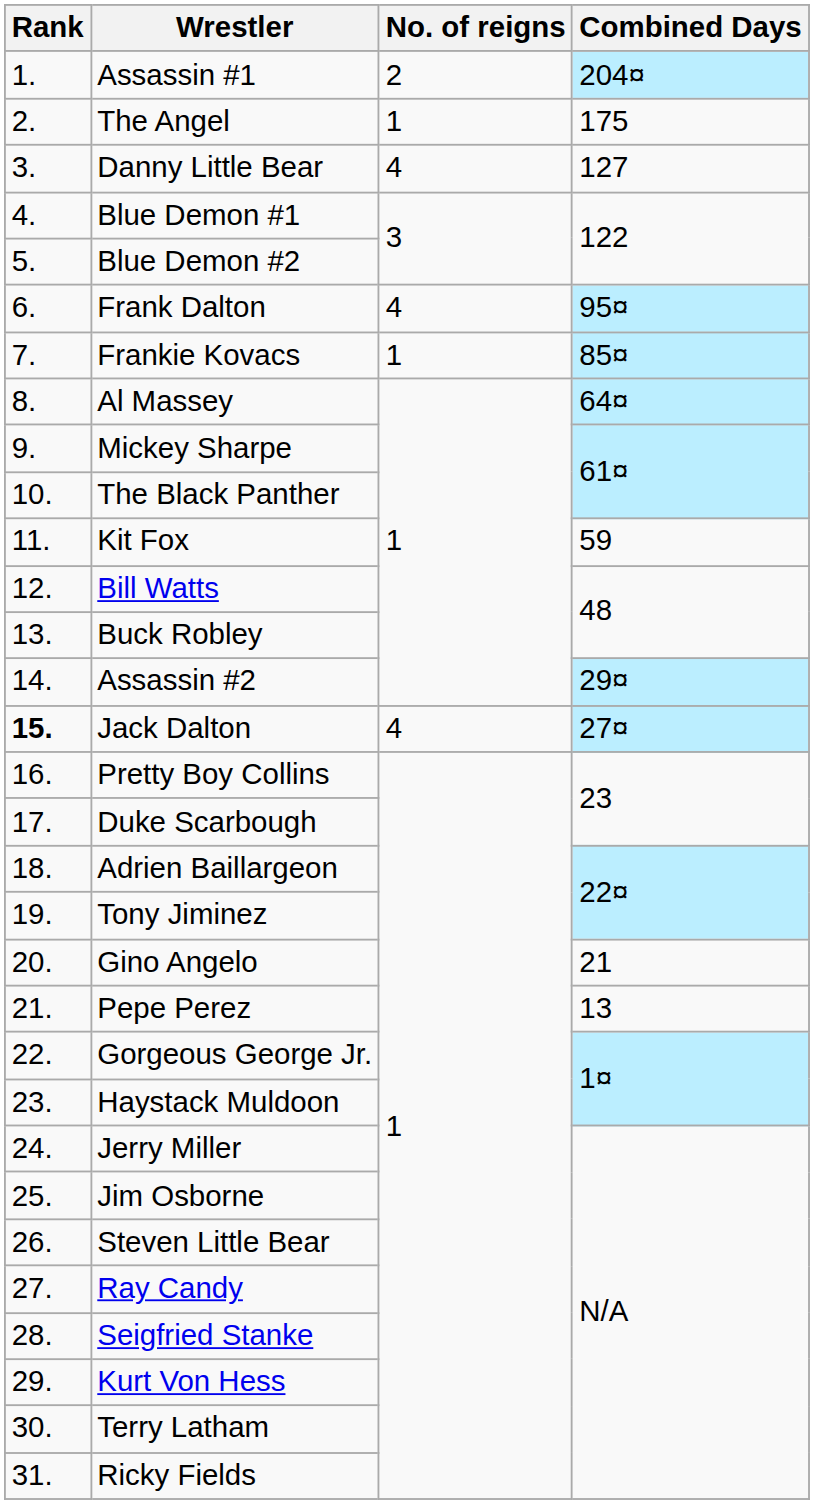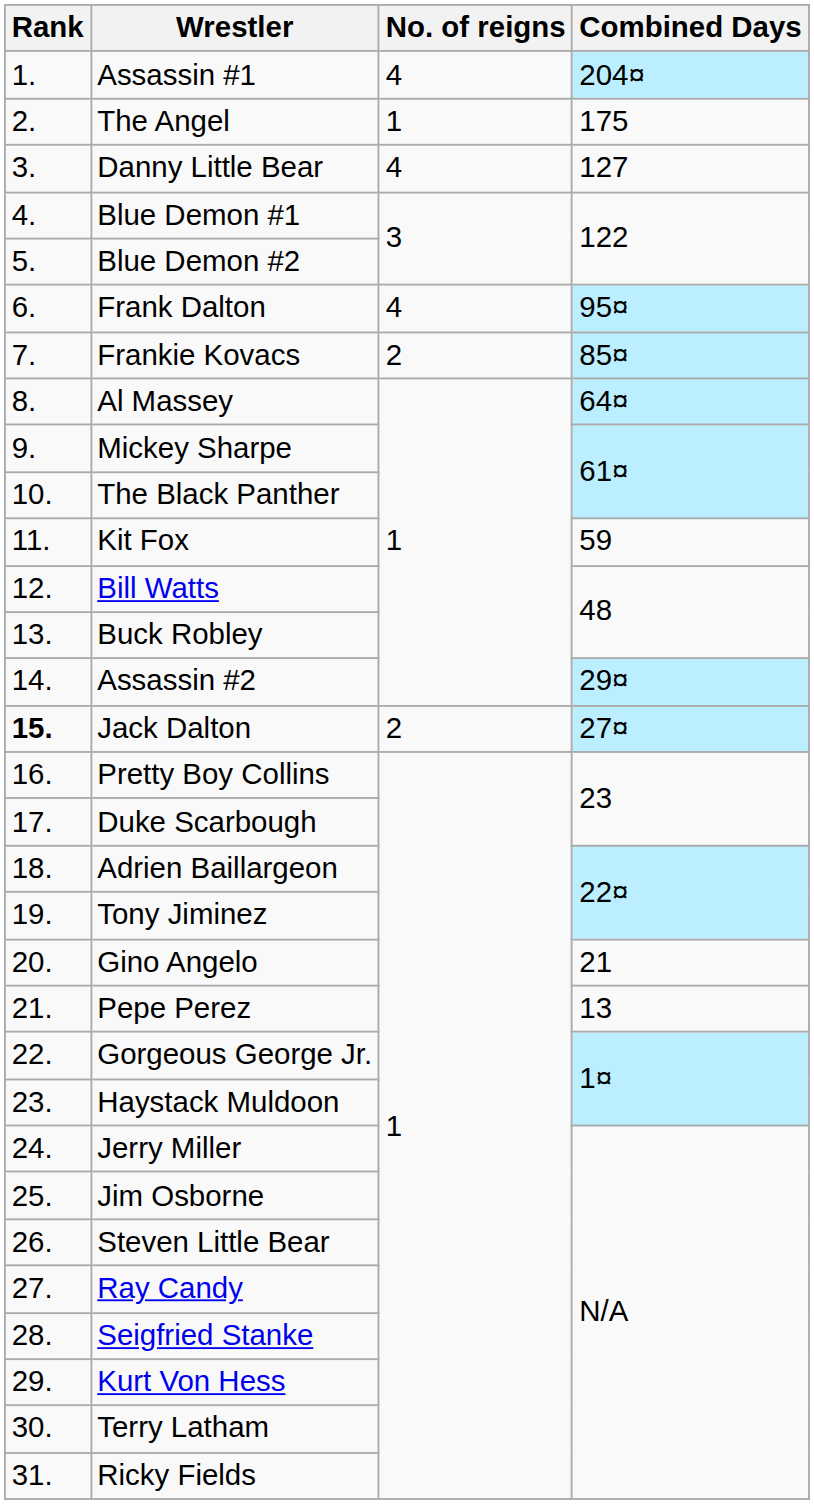(394, 74) 2 -> (394, 74) 4
(394, 354) 1 -> (394, 354) 2
(394, 728) 4 -> (394, 728) 2
